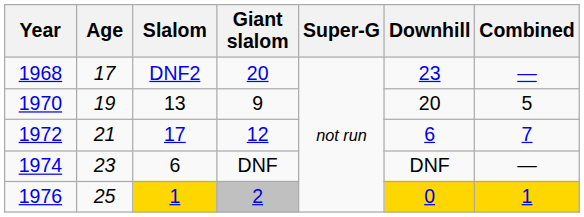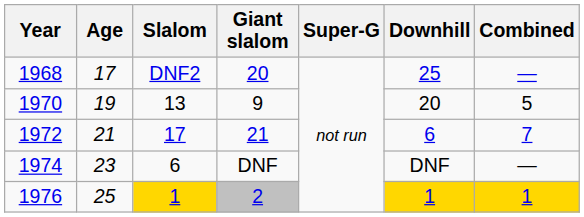(430, 72) 23 -> (430, 72) 25
(258, 134) 12 -> (258, 134) 21
(430, 196) 0 -> (430, 196) 1
